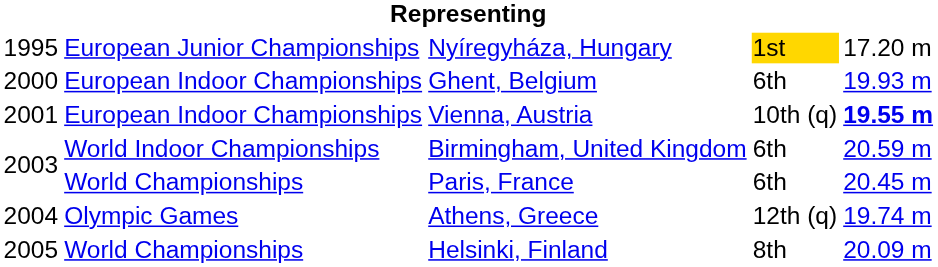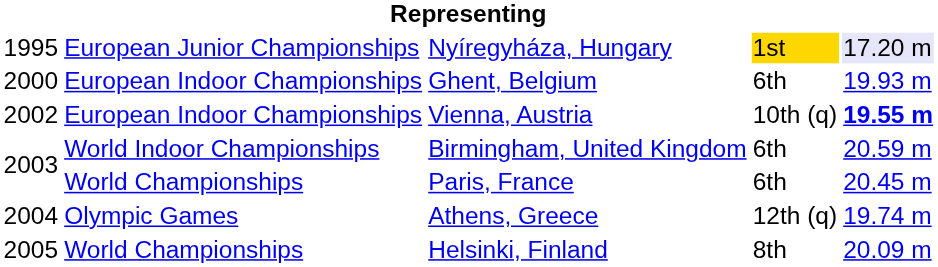(887, 47) no background -> (887, 47) lavender background
(31, 115) 2001 -> (31, 115) 2002
